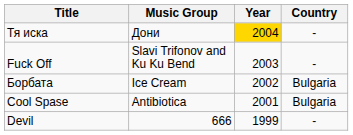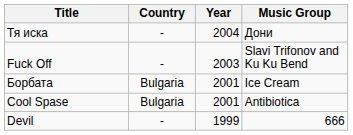columns swapped: (182, 13) <-> (314, 13)
(265, 32) gold background -> (226, 32) no background
(265, 83) 2002 -> (226, 83) 2001
